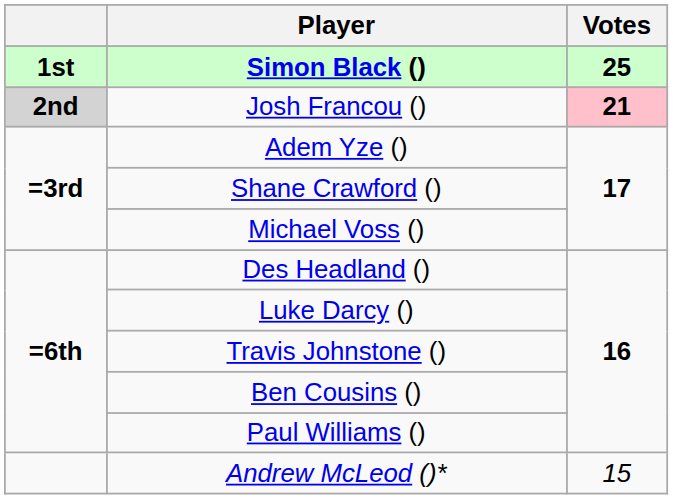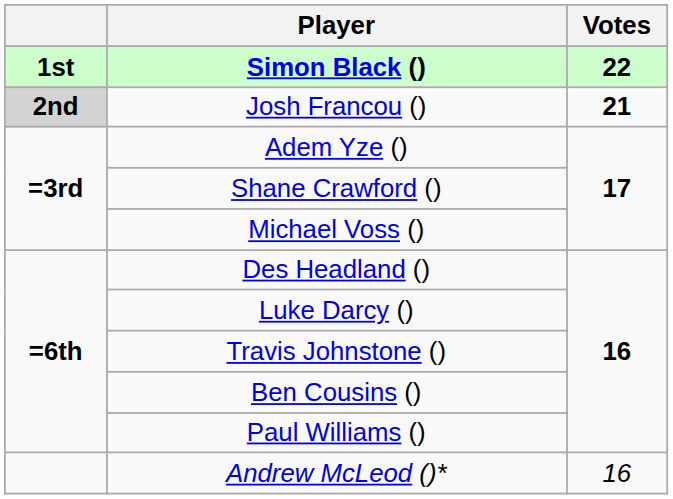(617, 66) 25 -> (617, 66) 22
(617, 107) pink background -> (617, 107) no background
(617, 474) 15 -> (617, 474) 16
